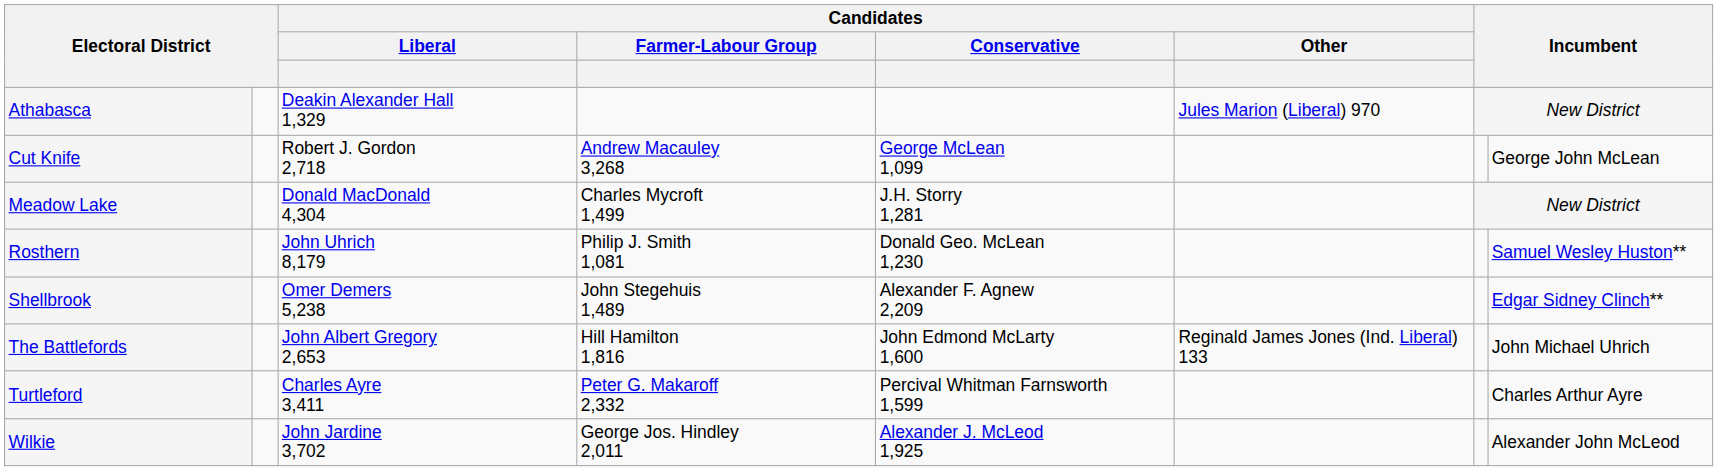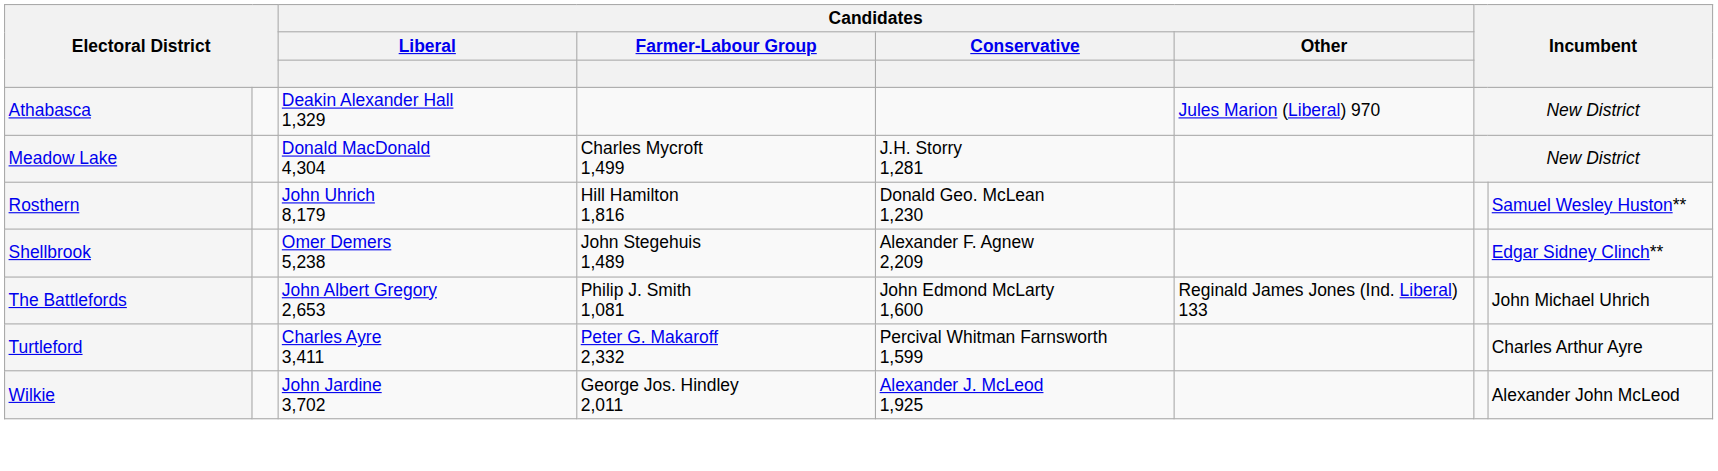- row: (44, 158)
(636, 252) Philip J. Smith 1,081 -> (630, 205) Hill Hamilton 1,816
(630, 347) Hill Hamilton 1,816 -> (636, 300) Philip J. Smith 1,081
